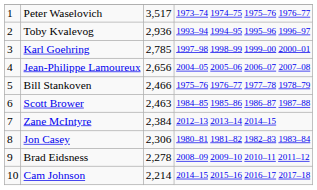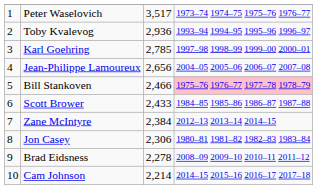(243, 85) no background -> (243, 85) pink background
(159, 103) 2,463 -> (159, 103) 2,433
